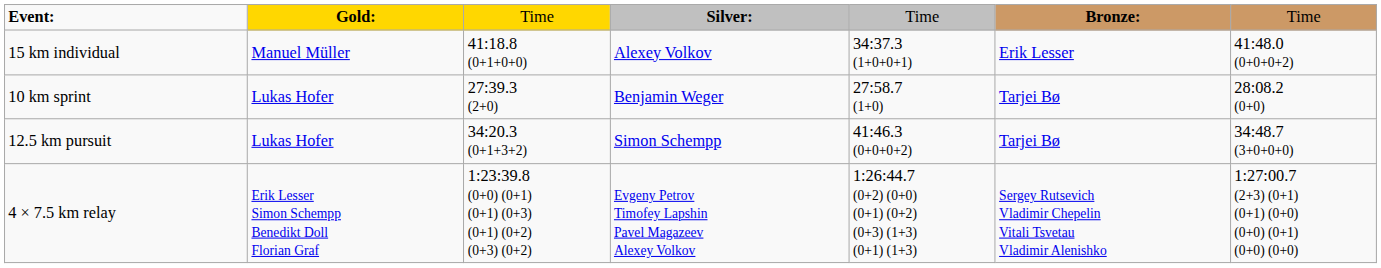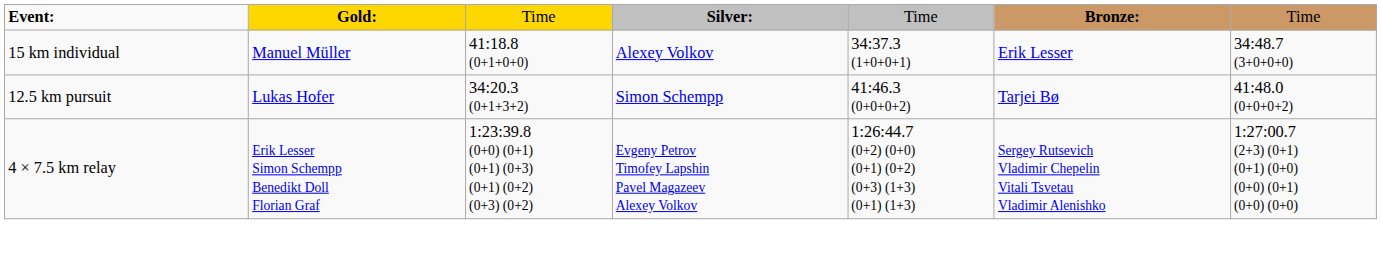(1264, 52) 41:48.0 (0+0+0+2) -> (1264, 52) 34:48.7 (3+0+0+0)
- row: (50, 96)
(1264, 140) 34:48.7 (3+0+0+0) -> (1264, 96) 41:48.0 (0+0+0+2)
